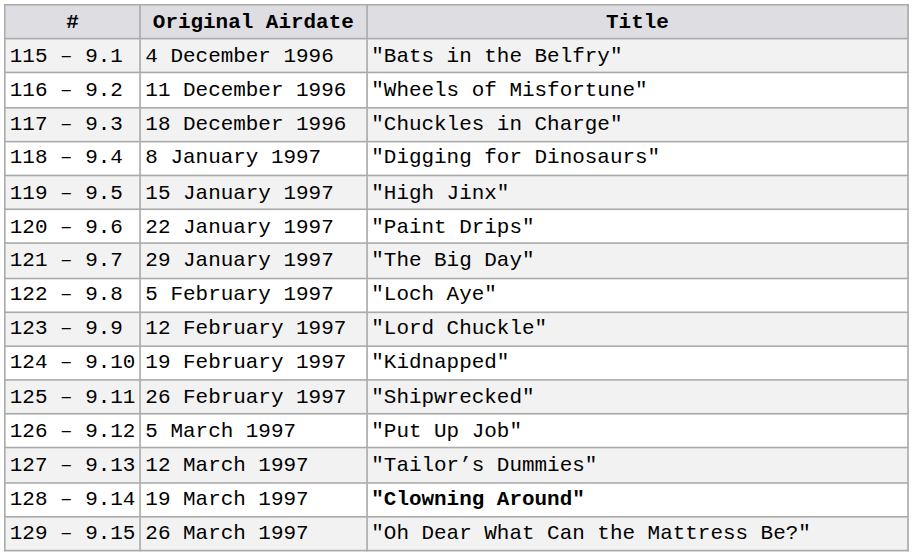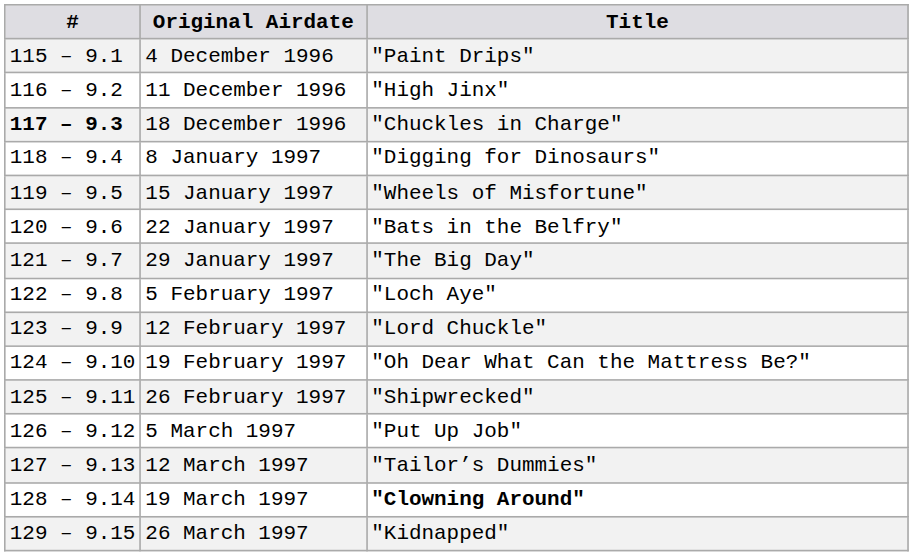(497, 56) "Bats in the Belfry" -> (453, 56) "Paint Drips"
(509, 90) "Wheels of Misfortune" -> (440, 90) "High Jinx"
(66, 124) normal -> (66, 124) bold
(440, 192) "High Jinx" -> (509, 192) "Wheels of Misfortune"
(453, 227) "Paint Drips" -> (497, 227) "Bats in the Belfry"
(440, 363) "Kidnapped" -> (591, 363) "Oh Dear What Can the Mattress Be?"
(591, 534) "Oh Dear What Can the Mattress Be?" -> (440, 534) "Kidnapped"
